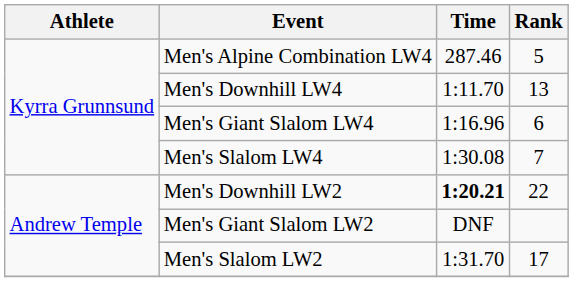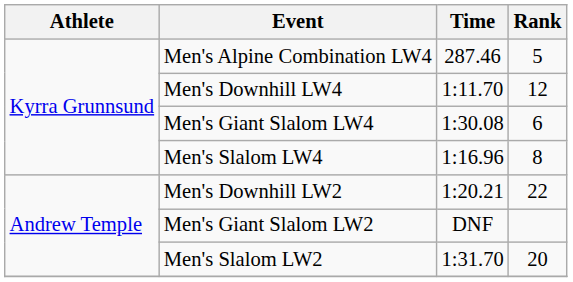(539, 89) 13 -> (537, 89) 12
(473, 123) 1:16.96 -> (473, 123) 1:30.08
(473, 157) 1:30.08 -> (473, 157) 1:16.96
(539, 157) 7 -> (537, 157) 8
(473, 191) bold -> (473, 191) normal
(539, 259) 17 -> (537, 259) 20
